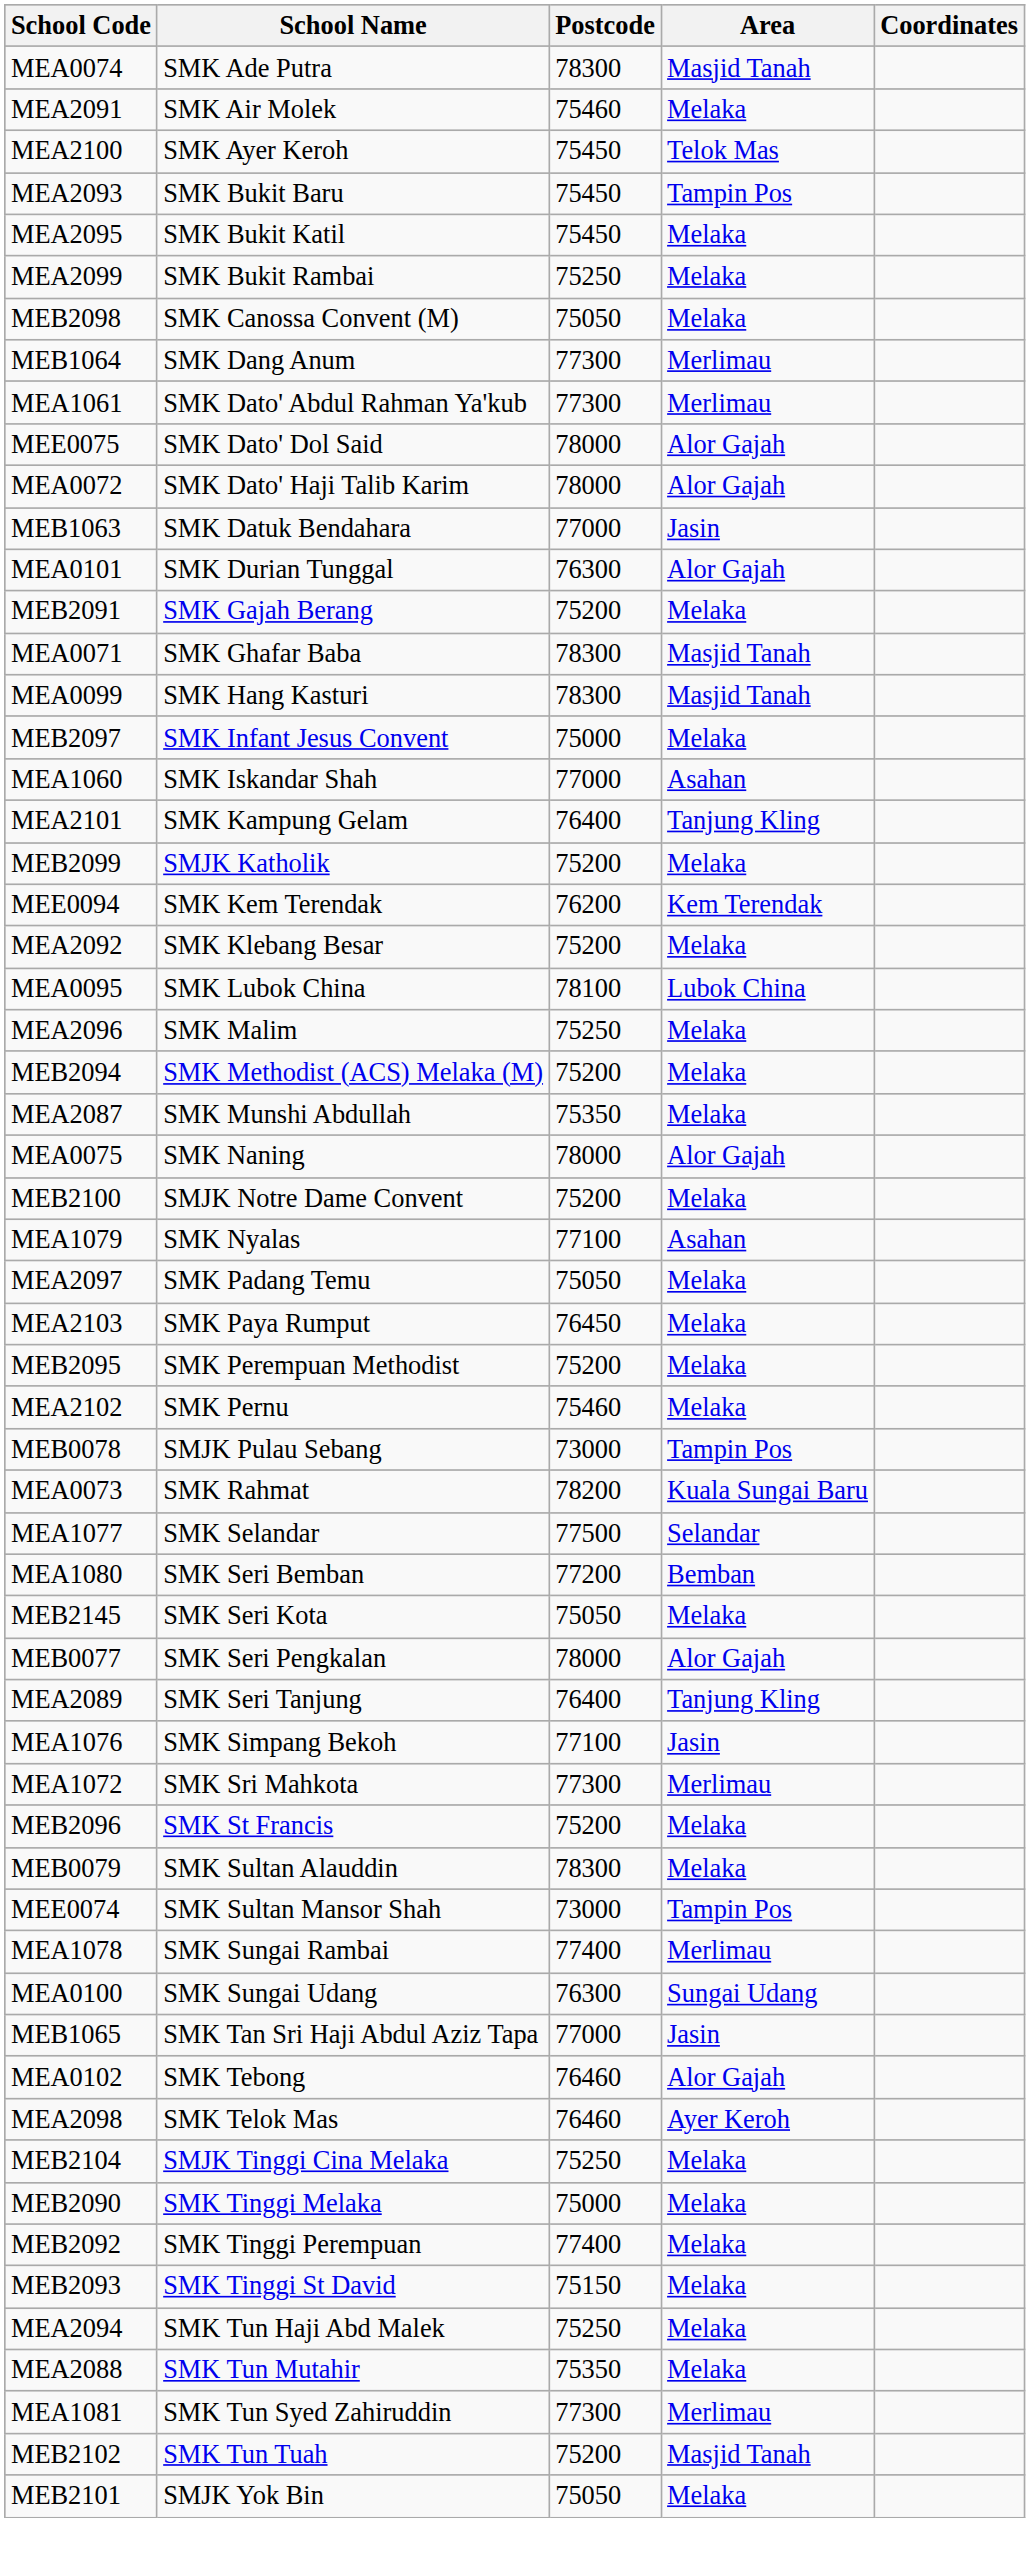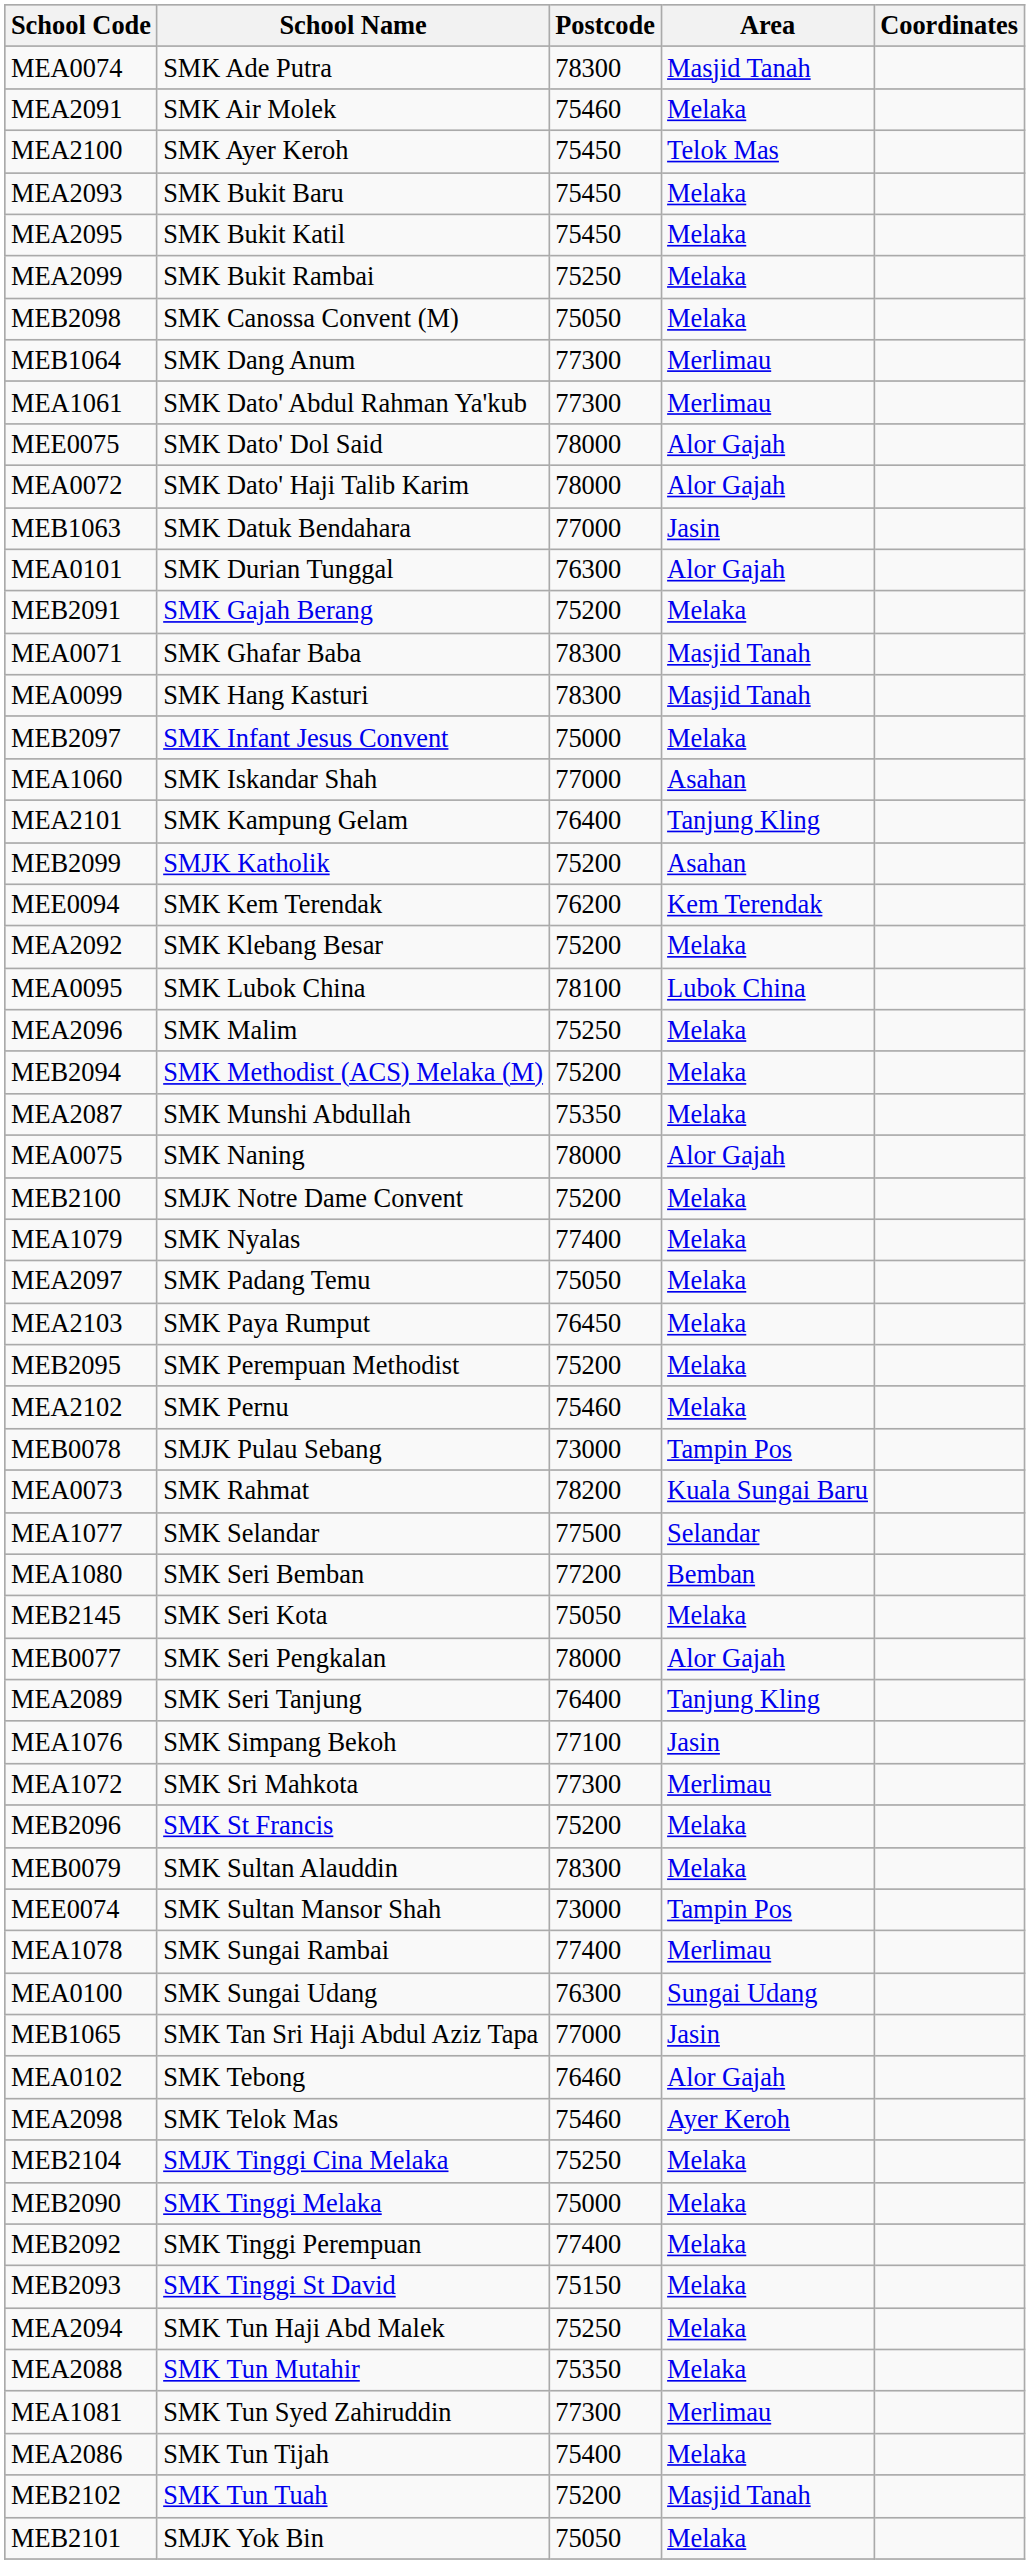(730, 192) Tampin Pos -> (707, 192) Melaka
(707, 862) Melaka -> (707, 862) Asahan
(588, 1239) 77100 -> (588, 1239) 77400
(707, 1239) Asahan -> (707, 1239) Melaka
(588, 2118) 76460 -> (588, 2118) 75460
+ row: (67, 2453)
